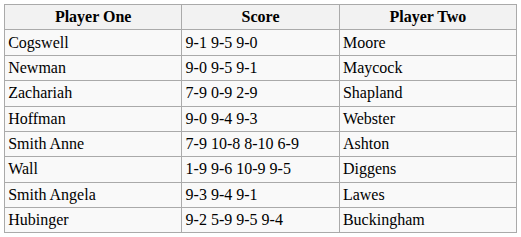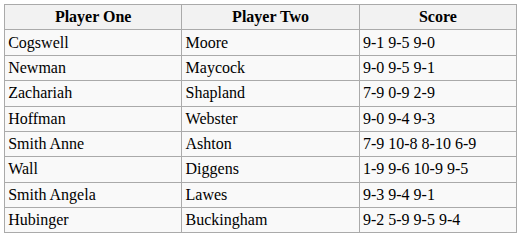columns swapped: (428, 17) <-> (261, 17)
